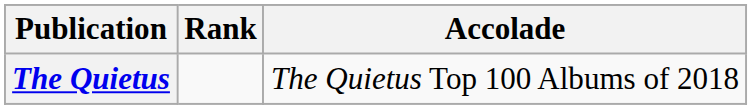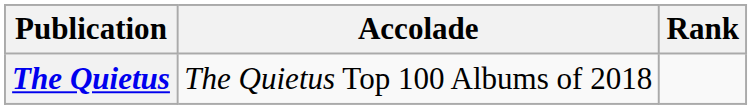columns swapped: (505, 29) <-> (220, 29)
